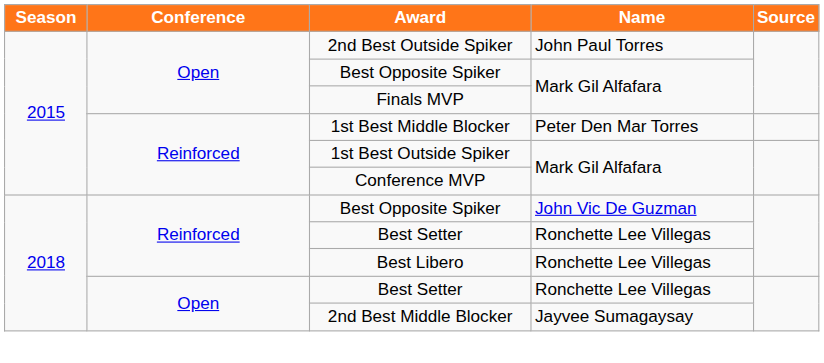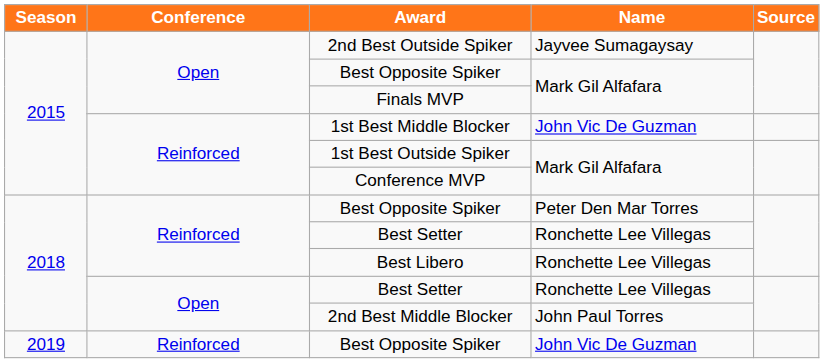(599, 45) John Paul Torres -> (614, 45) Jayvee Sumagaysay
(617, 126) Peter Den Mar Torres -> (616, 126) John Vic De Guzman
(616, 208) John Vic De Guzman -> (617, 208) Peter Den Mar Torres
(614, 316) Jayvee Sumagaysay -> (599, 316) John Paul Torres
+ row: (46, 343)
